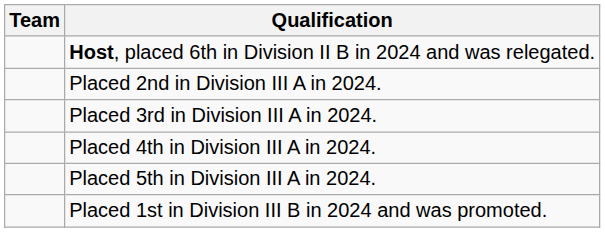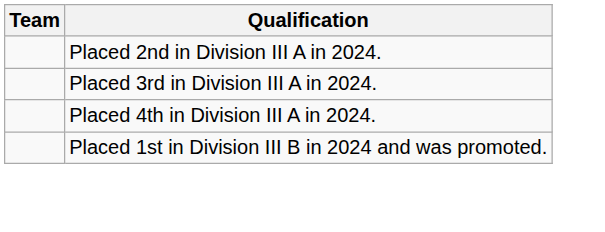- row: (332, 52)
- row: (223, 178)
